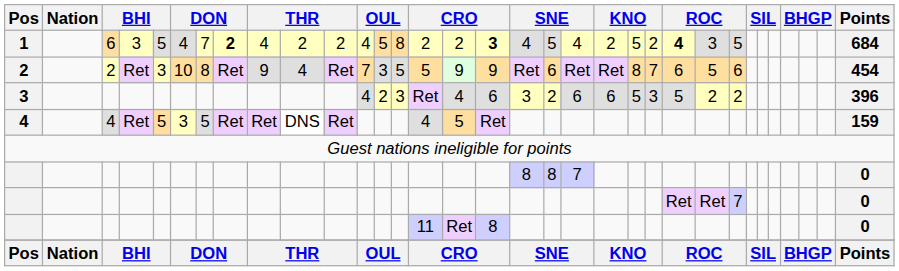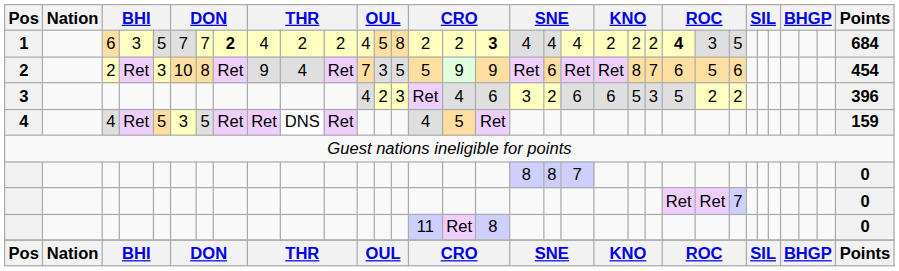(183, 43) 4 -> (183, 43) 7
(552, 43) 5 -> (552, 43) 4
(636, 43) 5 -> (636, 43) 2
